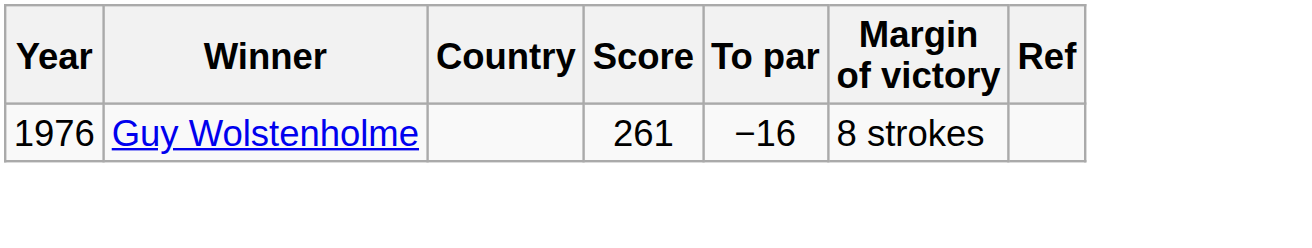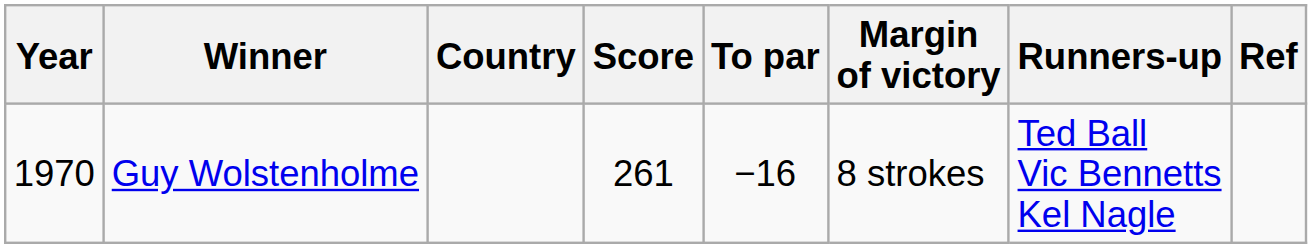+ column: (1120, 55)
(54, 133) 1976 -> (54, 174) 1970
